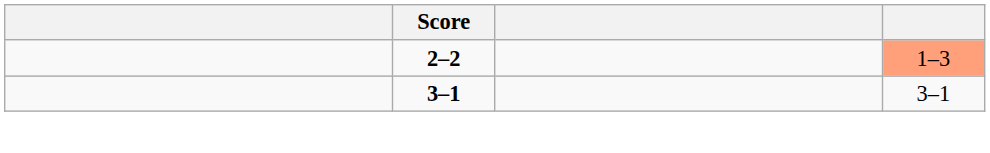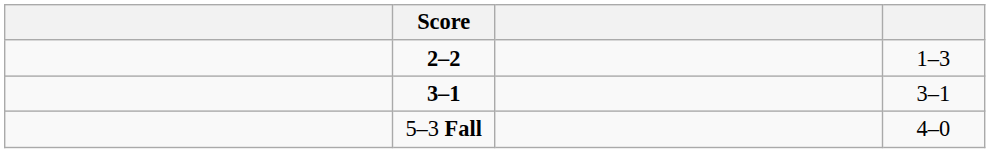(933, 57) lightsalmon background -> (933, 57) no background
+ row: (444, 128)
